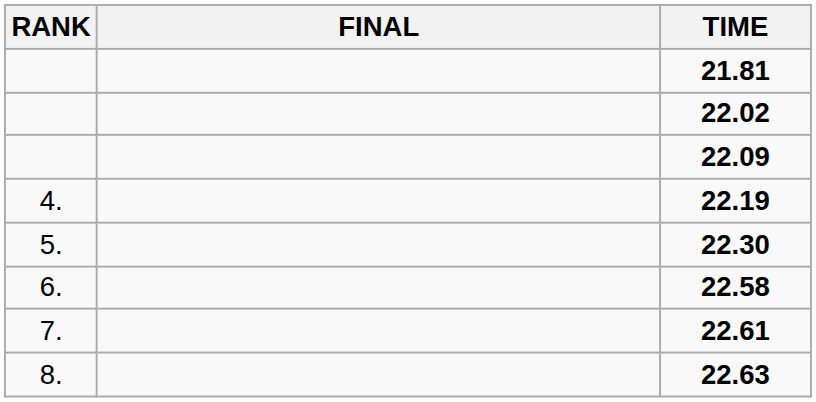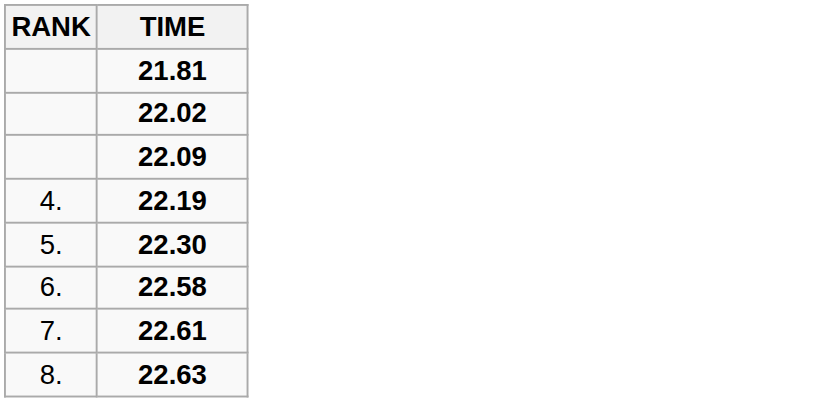- column: (379, 27)
